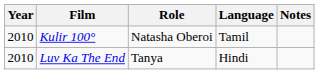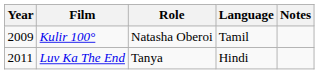(21, 37) 2010 -> (21, 37) 2009
(21, 58) 2010 -> (20, 58) 2011
